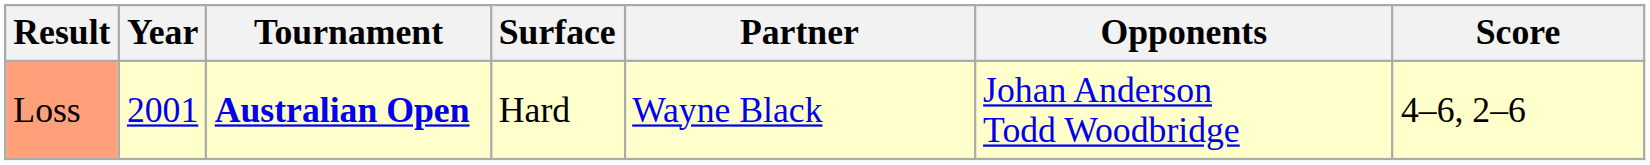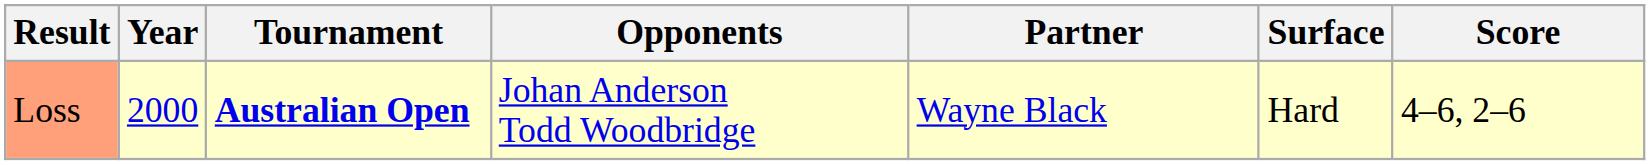columns swapped: (557, 32) <-> (1184, 32)
(163, 109) 2001 -> (163, 109) 2000
